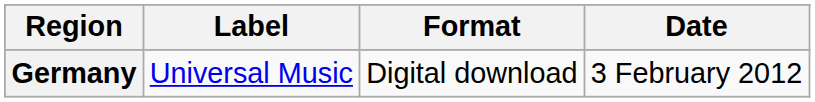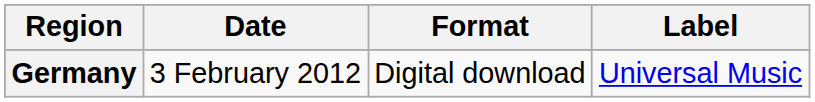columns swapped: (696, 27) <-> (251, 27)
